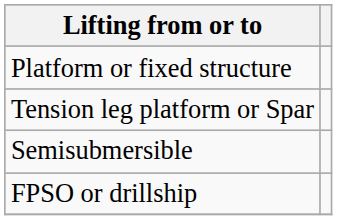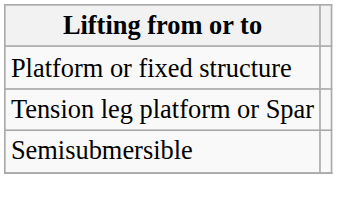- row: (104, 192)
